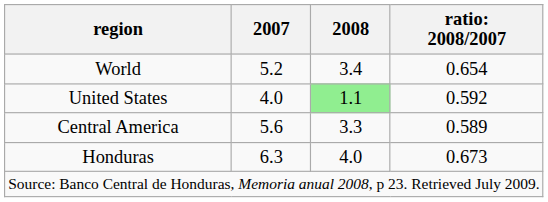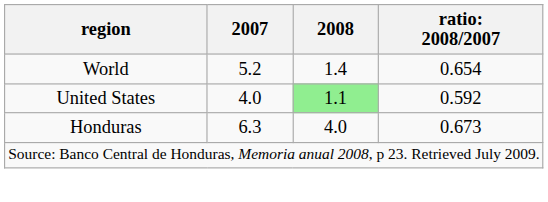(351, 68) 3.4 -> (336, 68) 1.4
- row: (118, 127)
